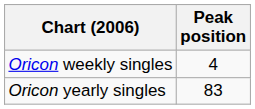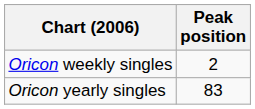(213, 63) 4 -> (213, 63) 2
